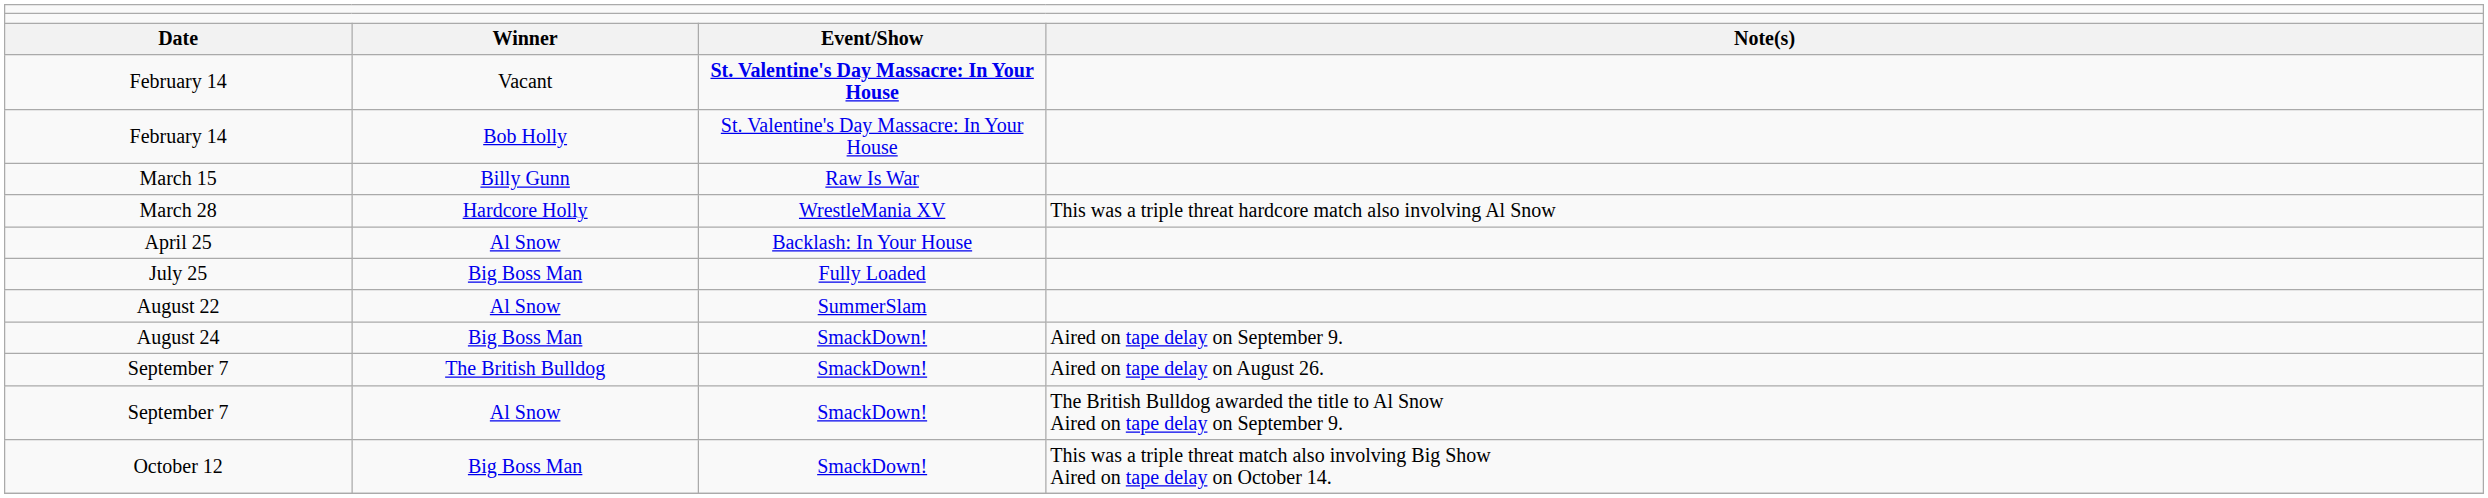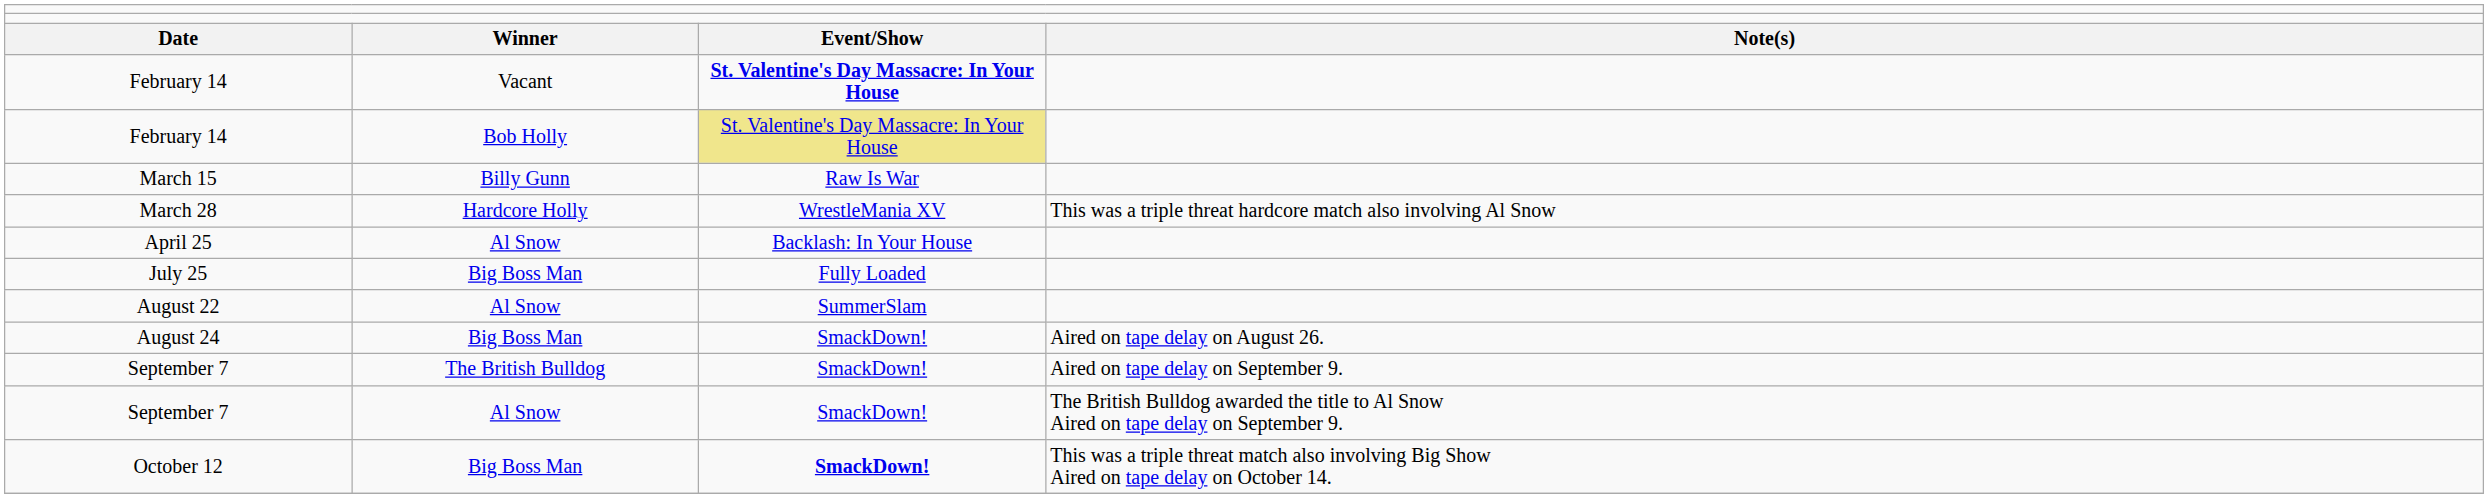(872, 135) no background -> (872, 135) khaki background
(1197, 337) Aired on tape delay on September 9. -> (1187, 337) Aired on tape delay on August 26.
(1187, 369) Aired on tape delay on August 26. -> (1197, 369) Aired on tape delay on September 9.
(872, 466) normal -> (872, 466) bold
